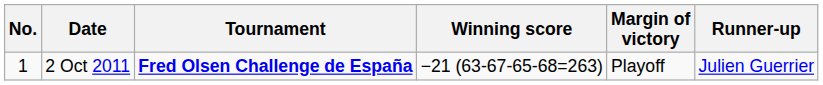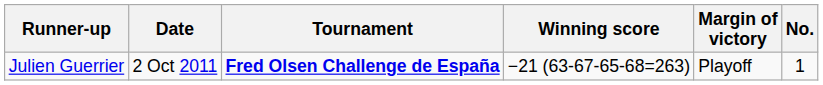columns swapped: (23, 29) <-> (756, 29)
